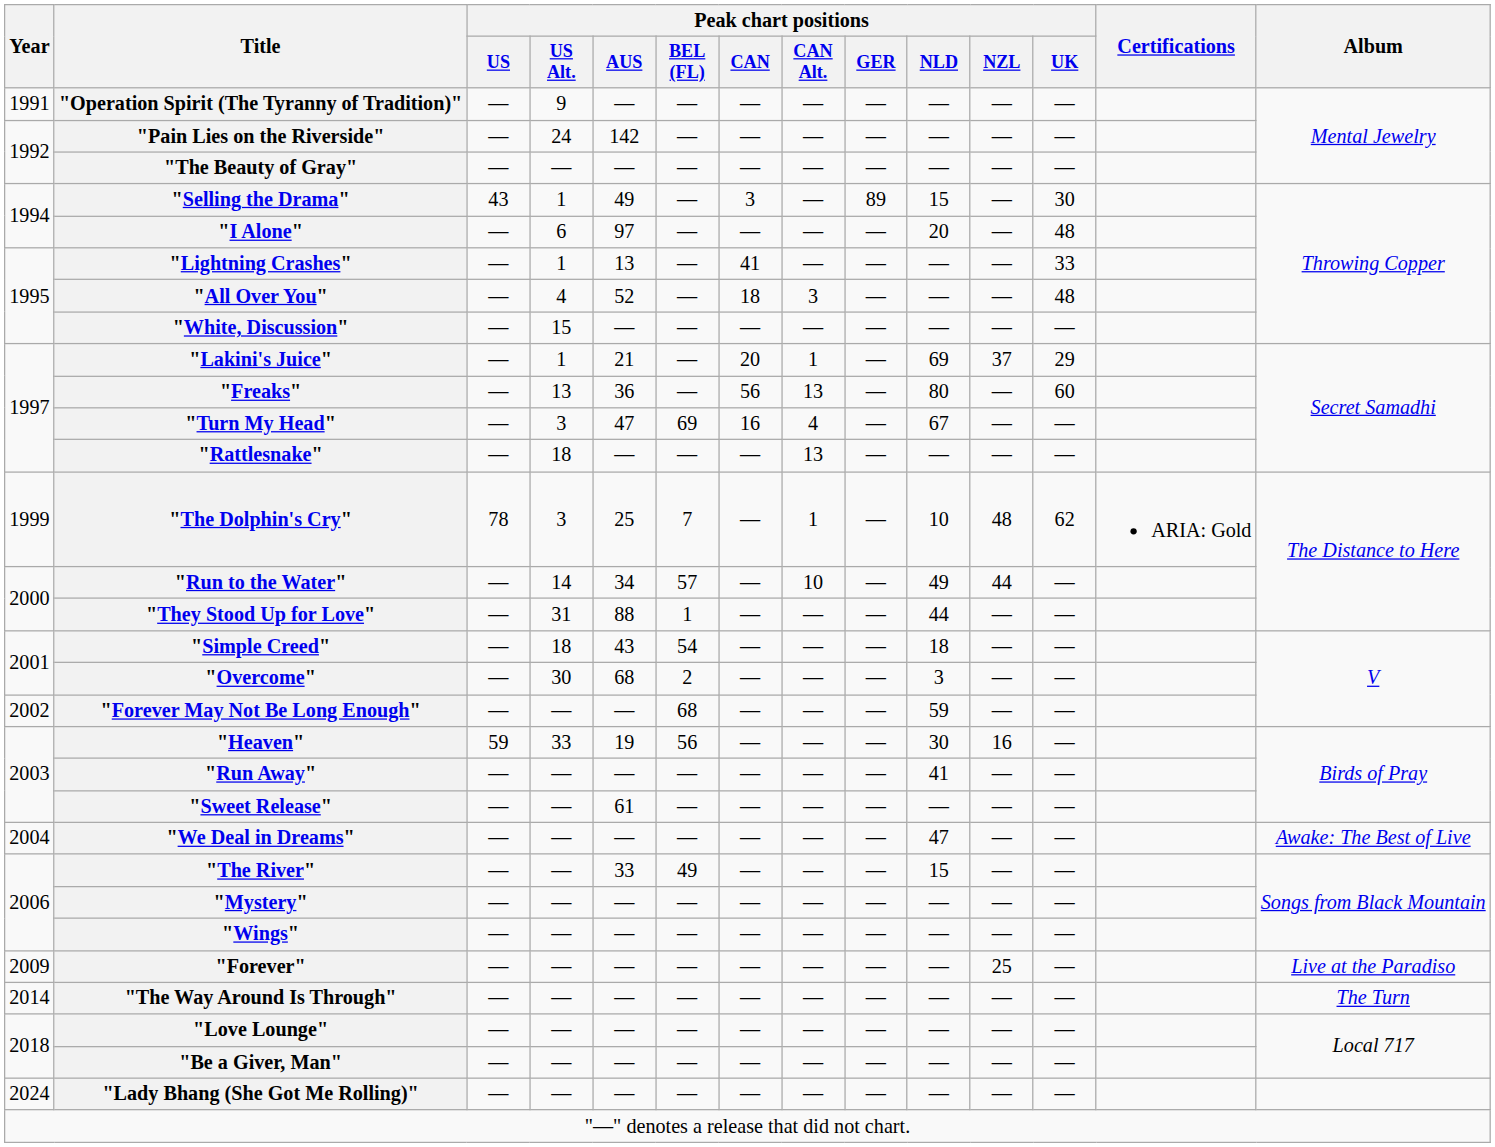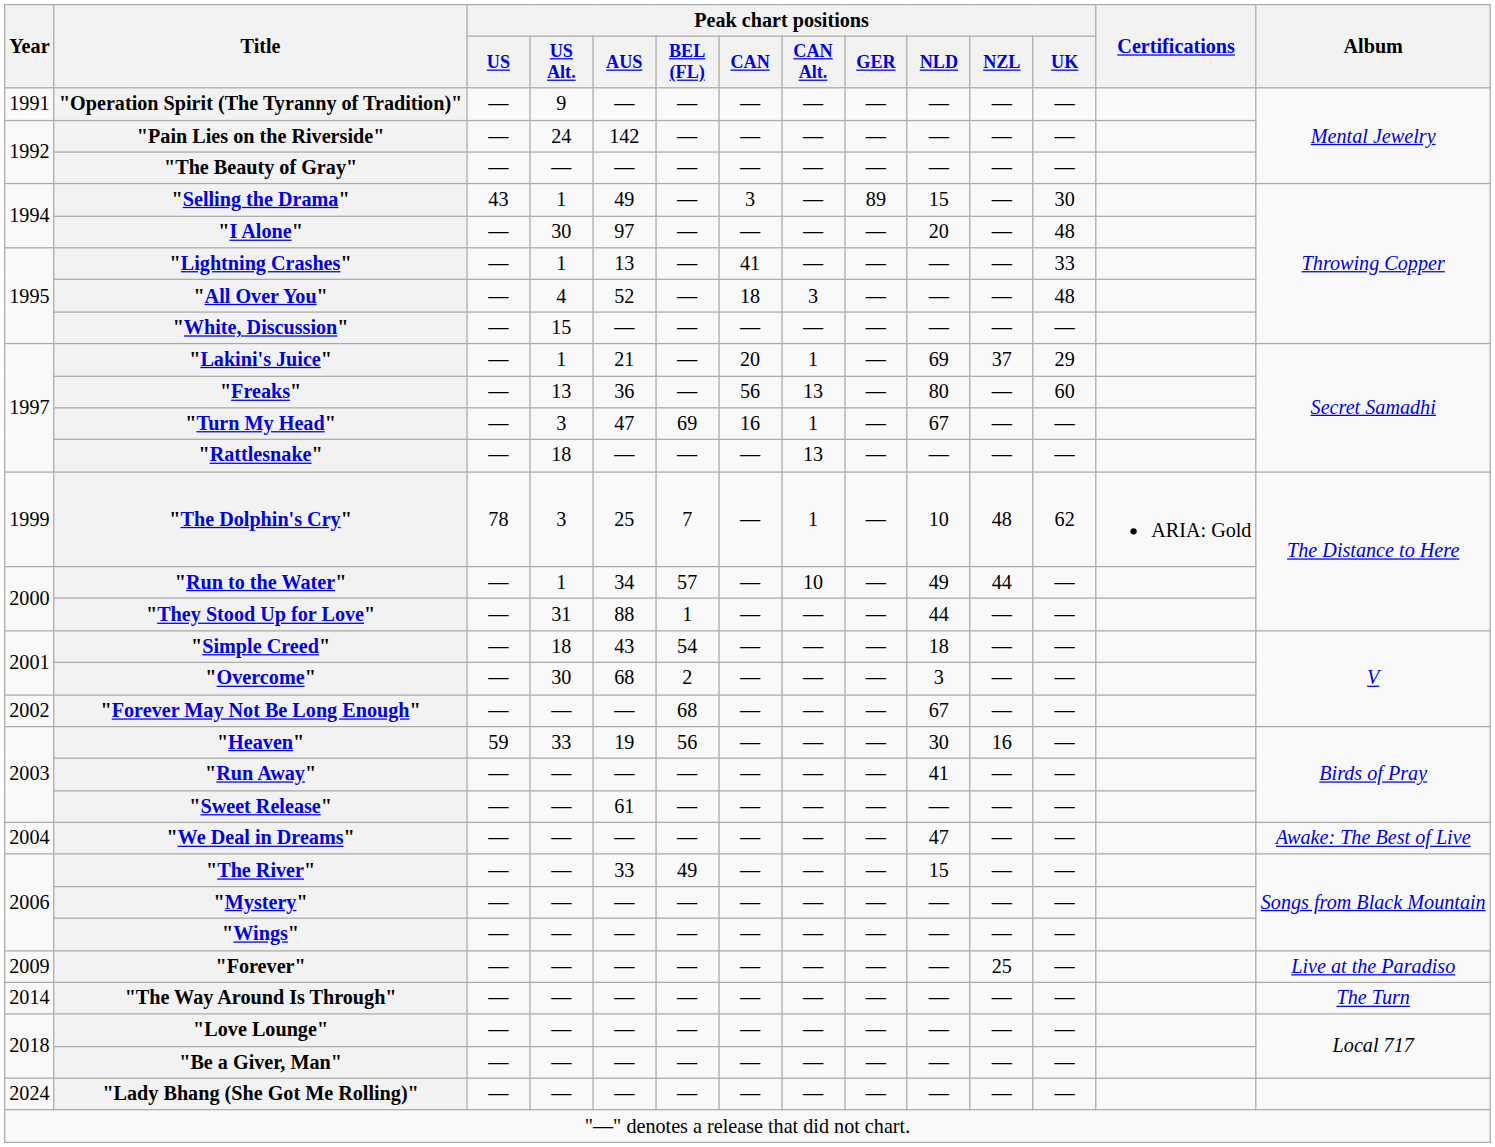(561, 231) 6 -> (561, 231) 30
(813, 423) 4 -> (813, 423) 1
(561, 582) 14 -> (561, 582) 1
(939, 710) 59 -> (939, 710) 67
